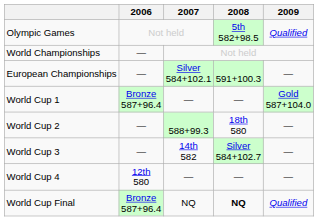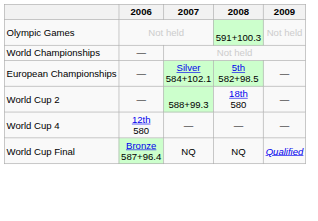(238, 33) 5th 582+98.5 -> (238, 38) 591+100.3
(288, 33) Qualified -> (285, 33) Not held
(238, 79) 591+100.3 -> (238, 74) 5th 582+98.5
- row: (33, 99)
- row: (33, 151)
(238, 203) bold -> (238, 151) normal
